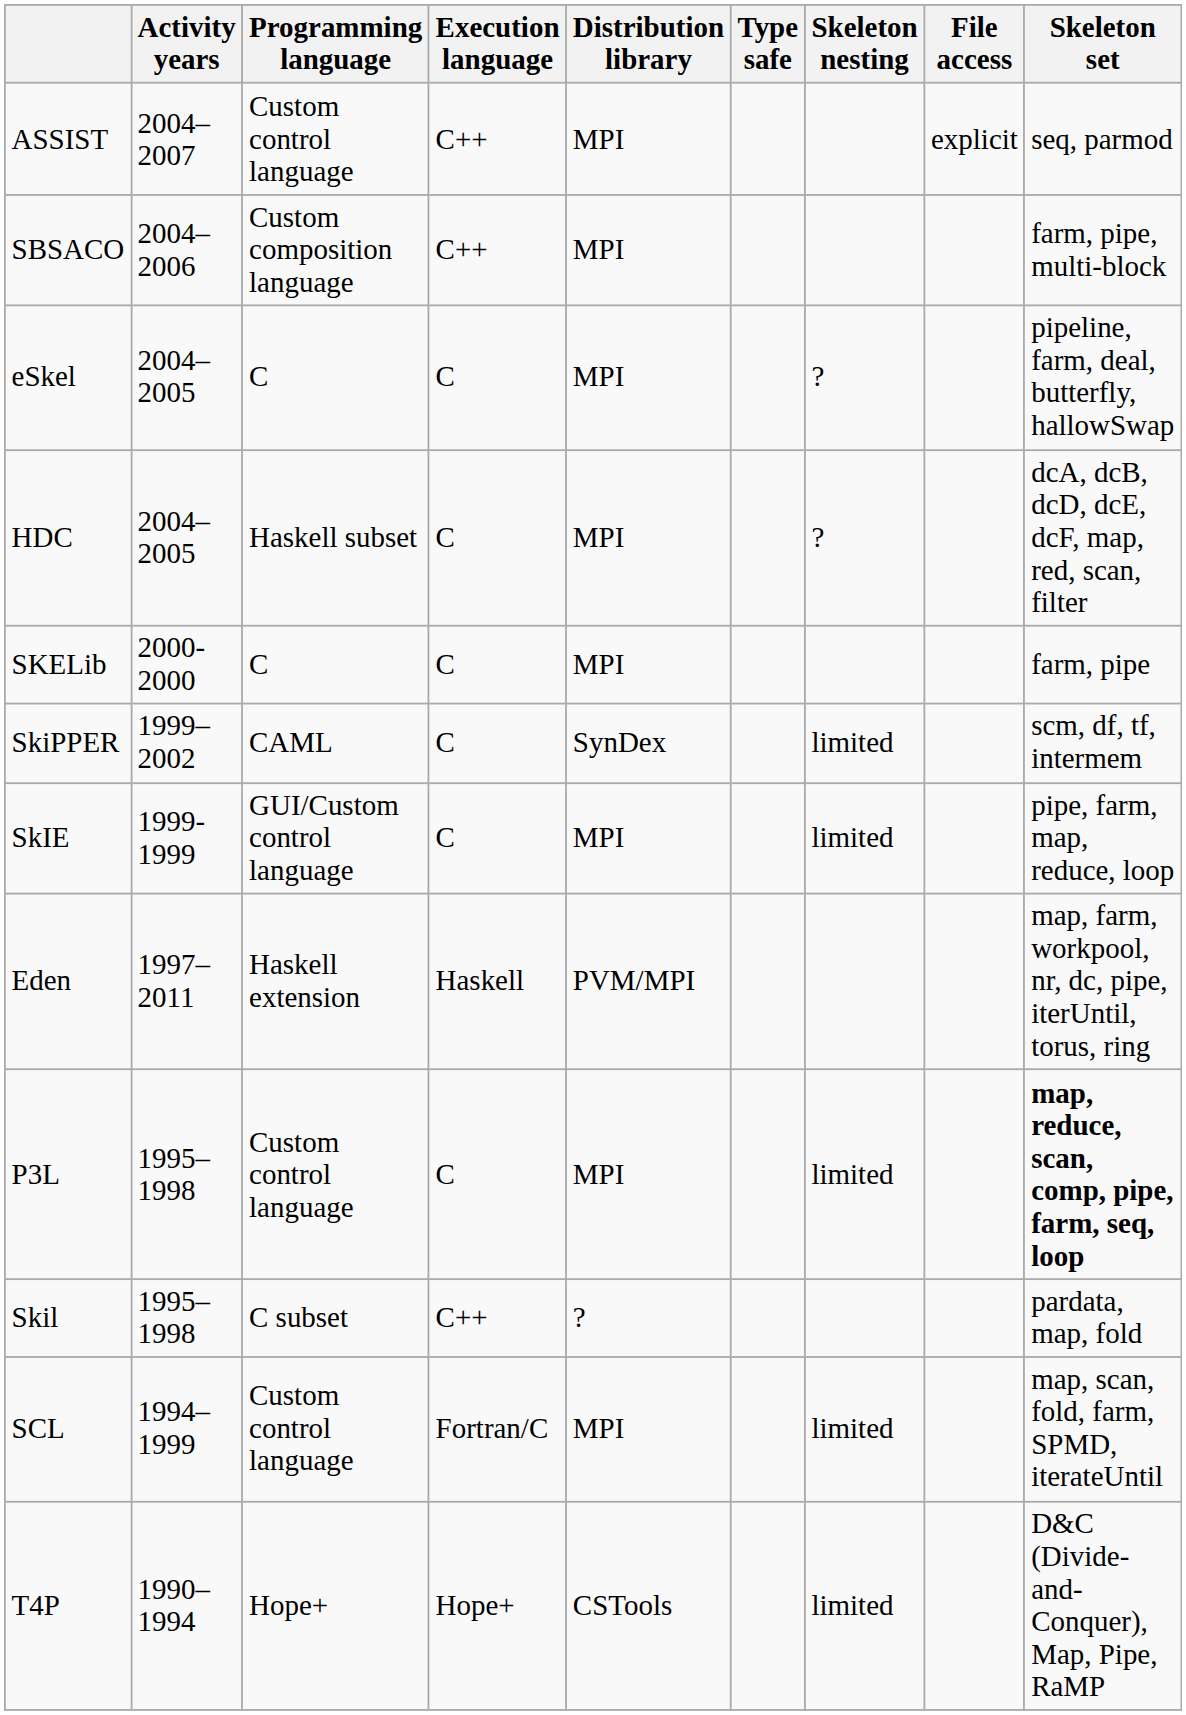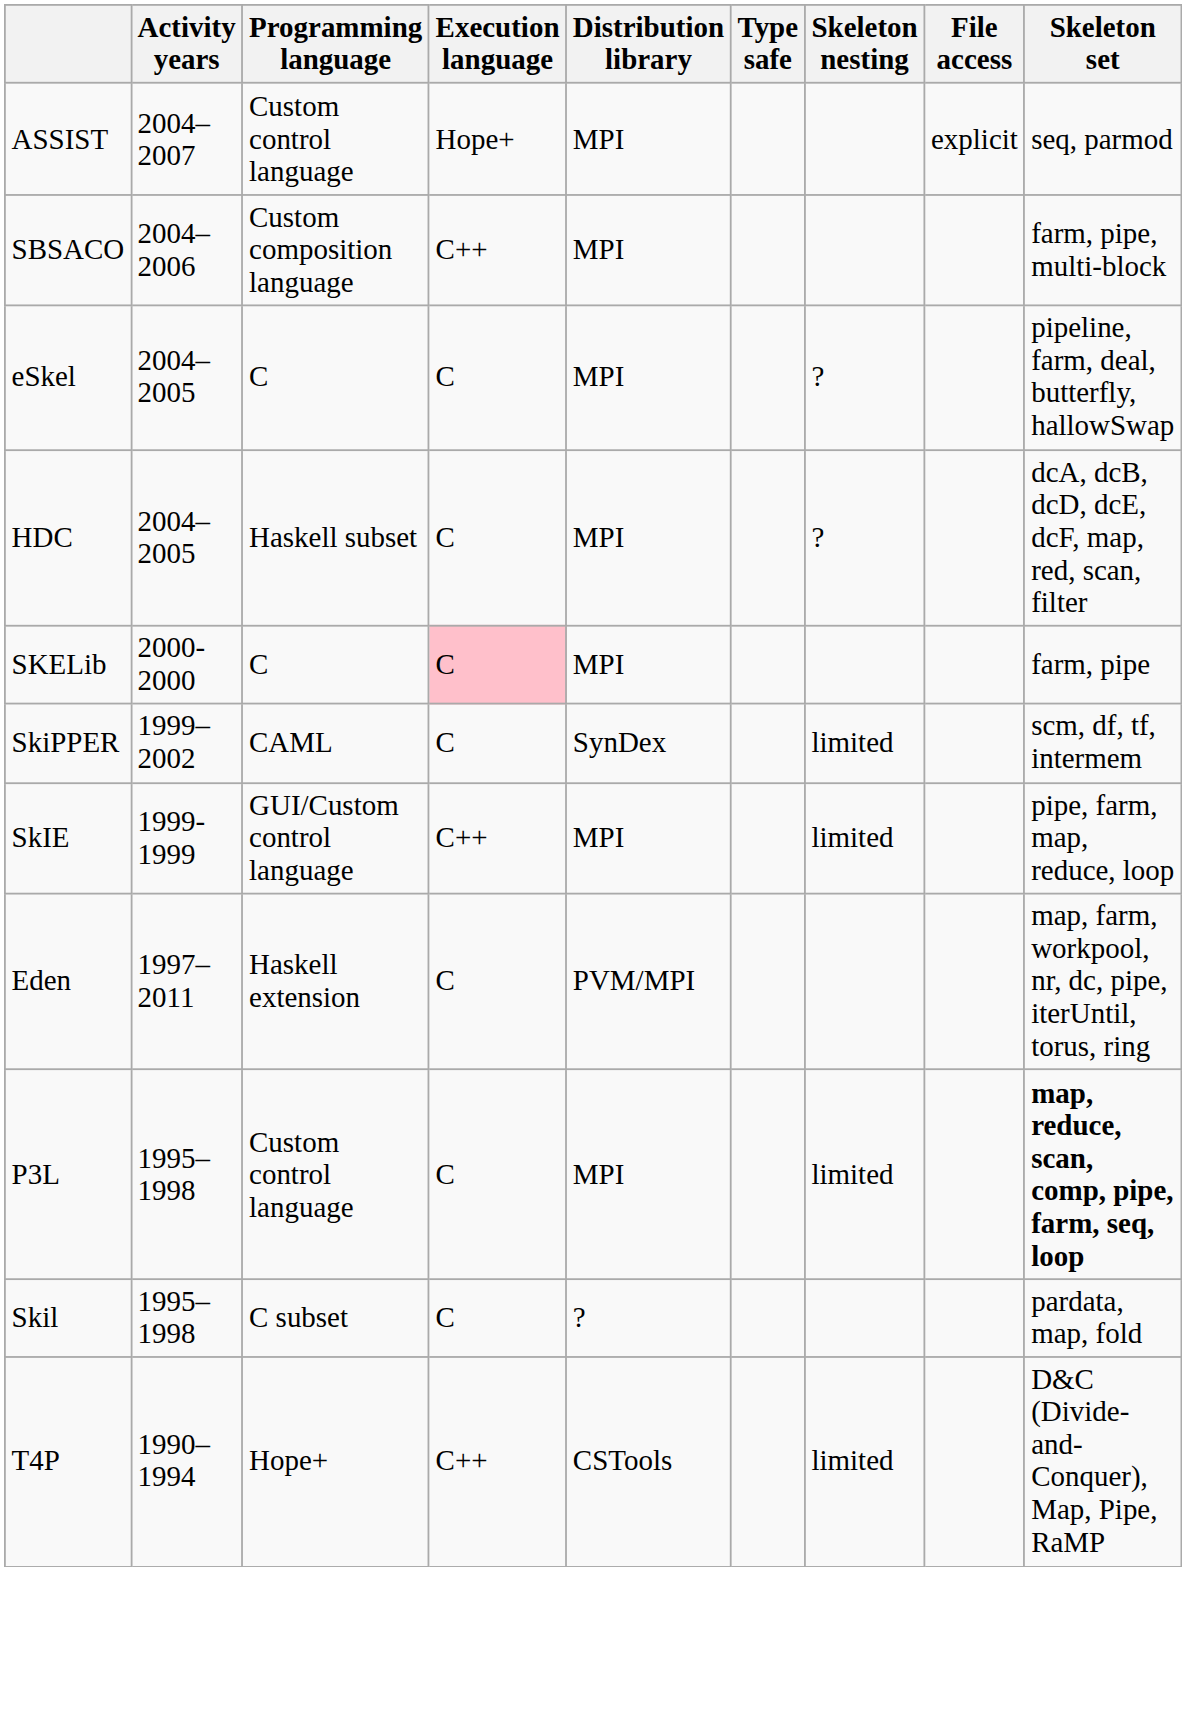(462, 138) C++ -> (475, 138) Hope+
(445, 664) no background -> (445, 664) pink background
(445, 837) C -> (462, 837) C++
(480, 981) Haskell -> (445, 981) C
(462, 1317) C++ -> (445, 1317) C
- row: (38, 1428)
(475, 1604) Hope+ -> (462, 1461) C++
